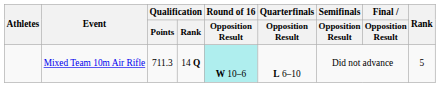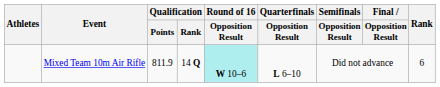(162, 64) 711.3 -> (162, 64) 811.9
(422, 64) 5 -> (422, 64) 6
